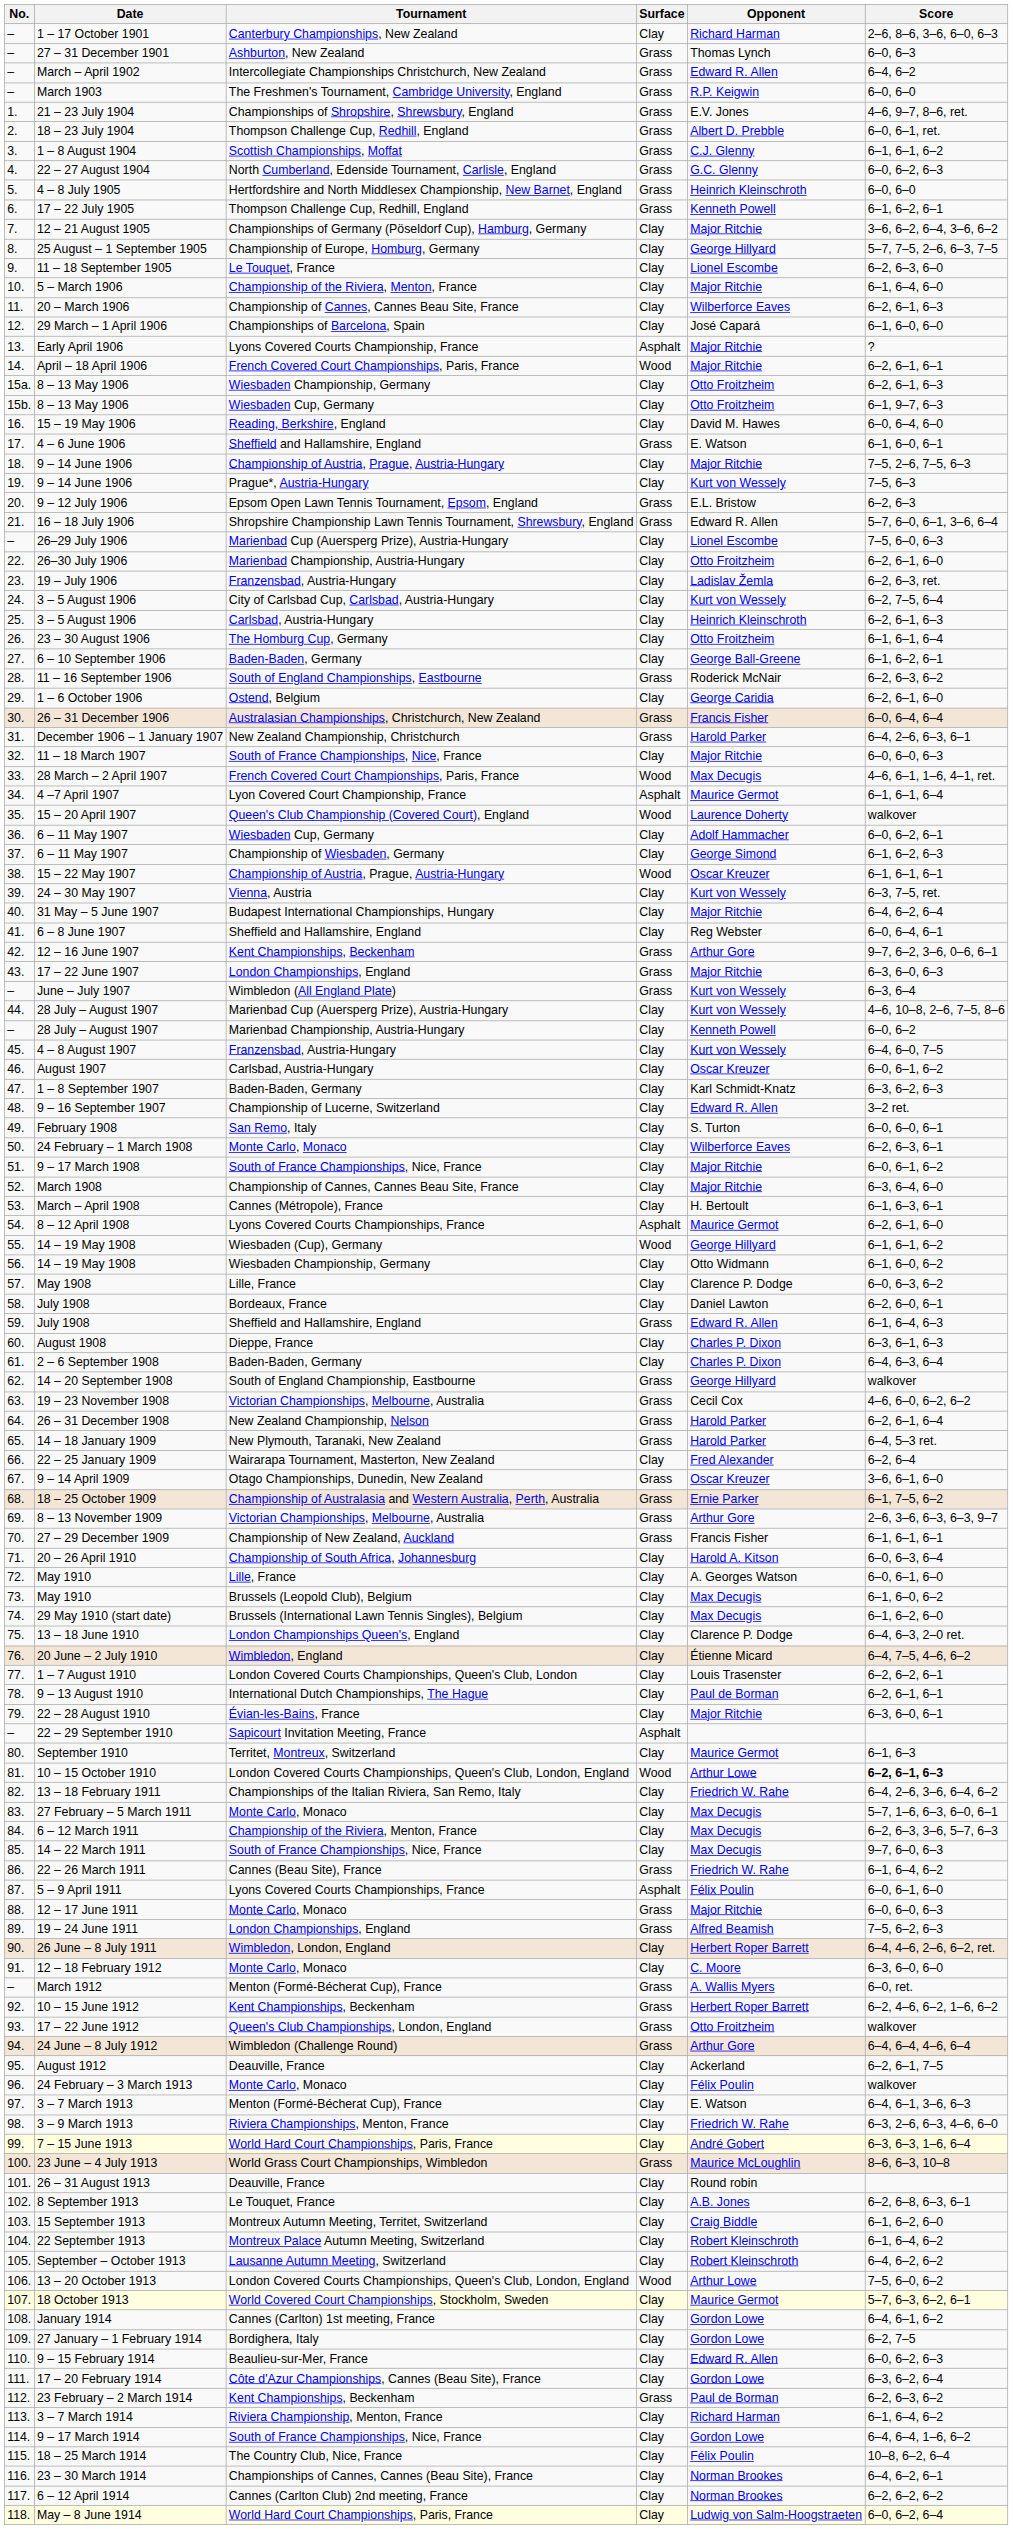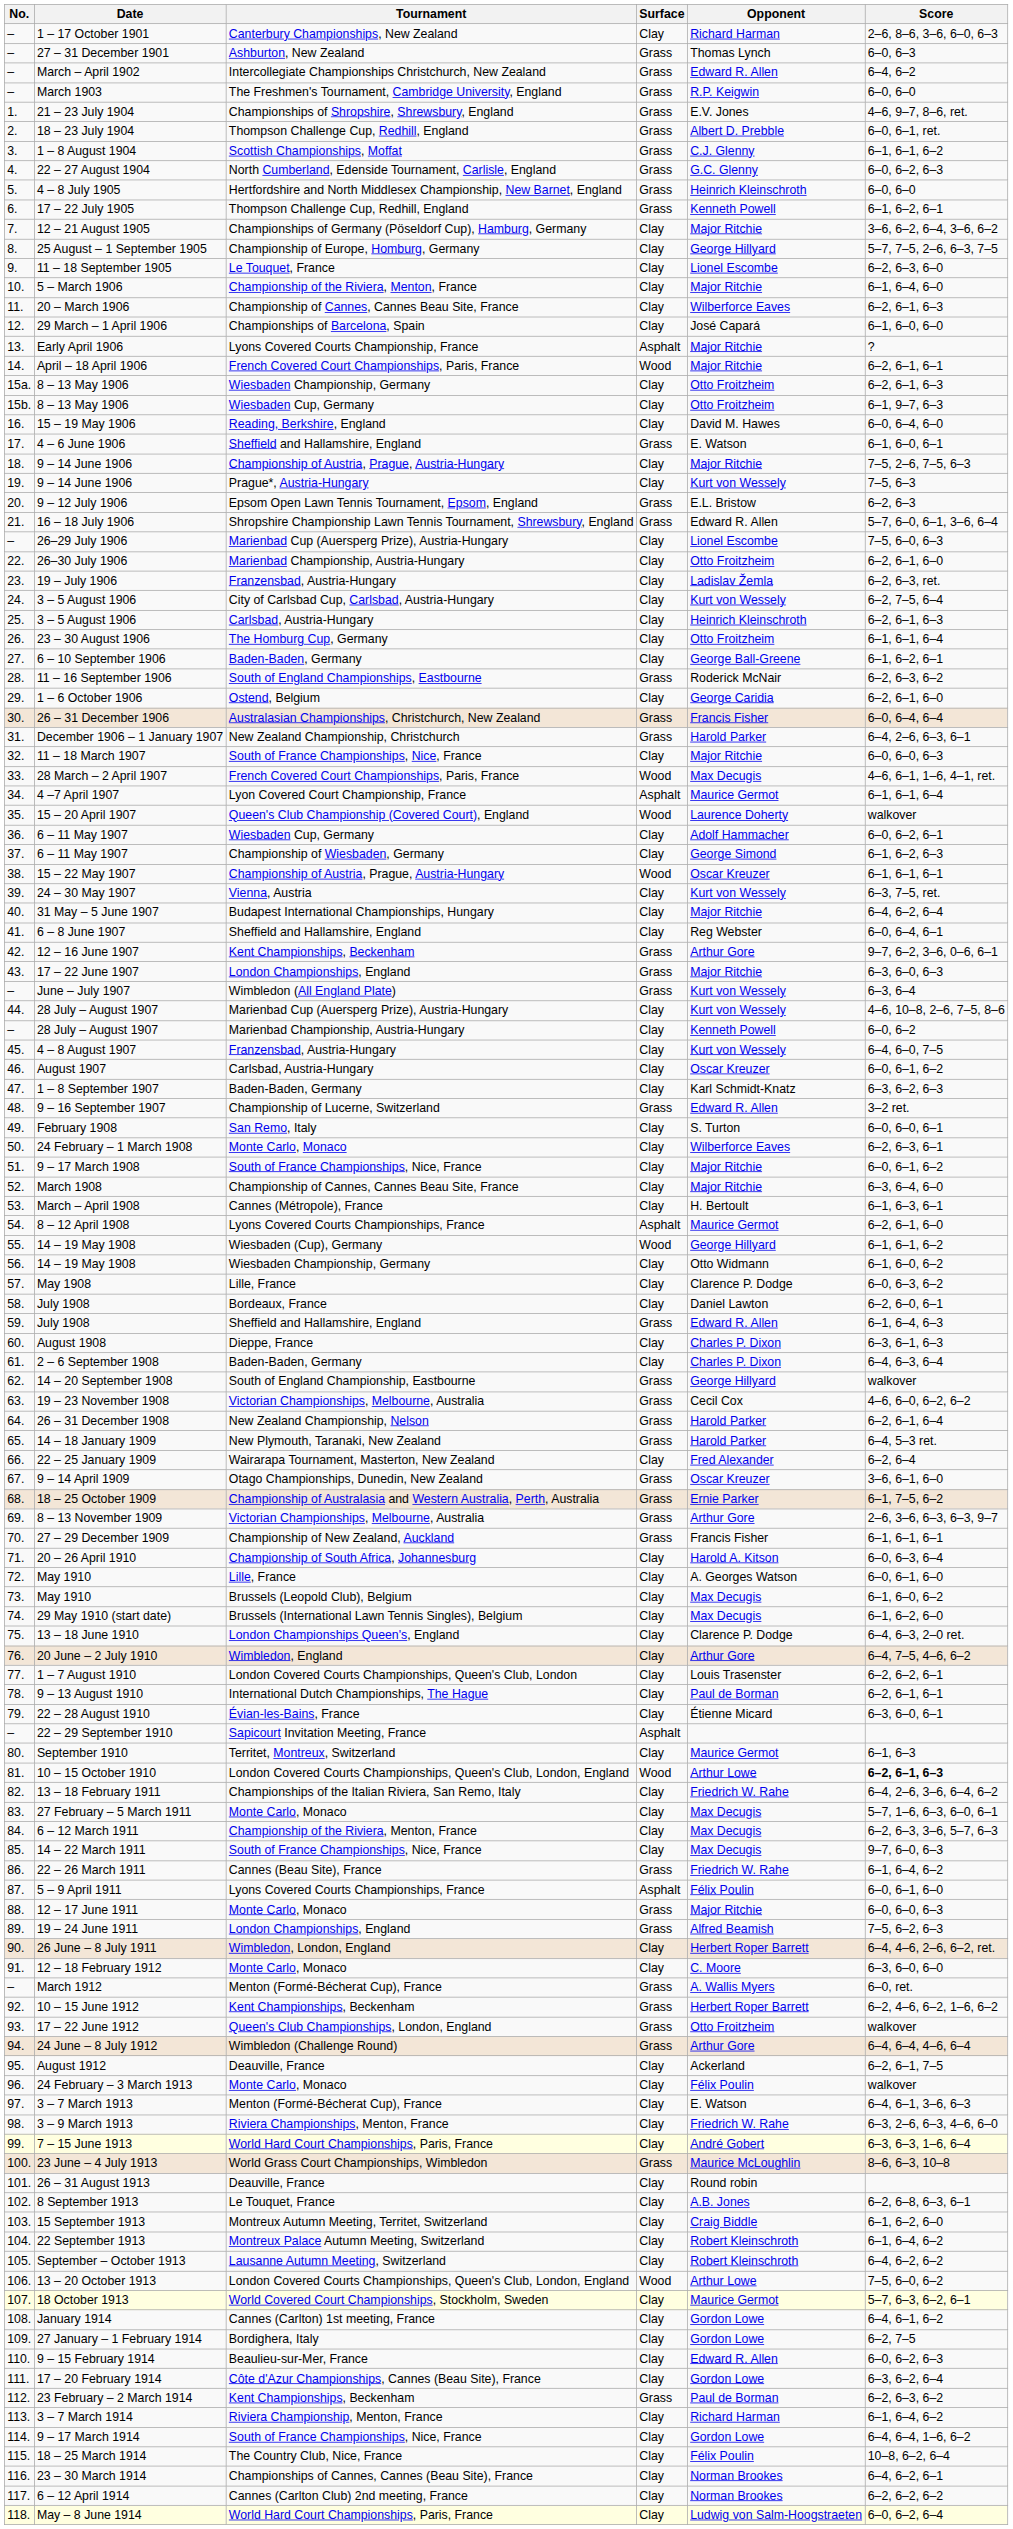(652, 1108) Clay -> (656, 1108) Grass
(731, 1655) Étienne Micard -> (722, 1655) Arthur Gore
(726, 1714) Major Ritchie -> (731, 1714) Étienne Micard
